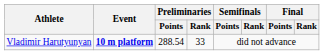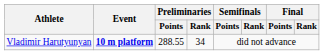(171, 42) 288.54 -> (171, 42) 288.55
(200, 42) 33 -> (200, 42) 34
